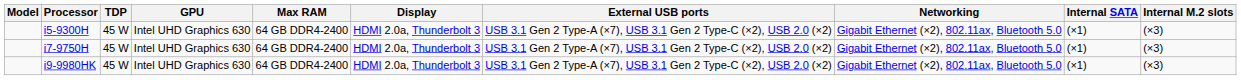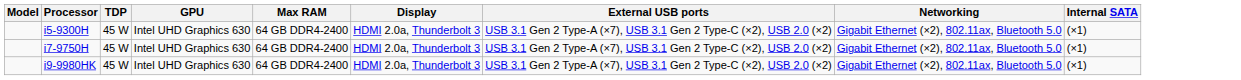- column: (1188, 13)
